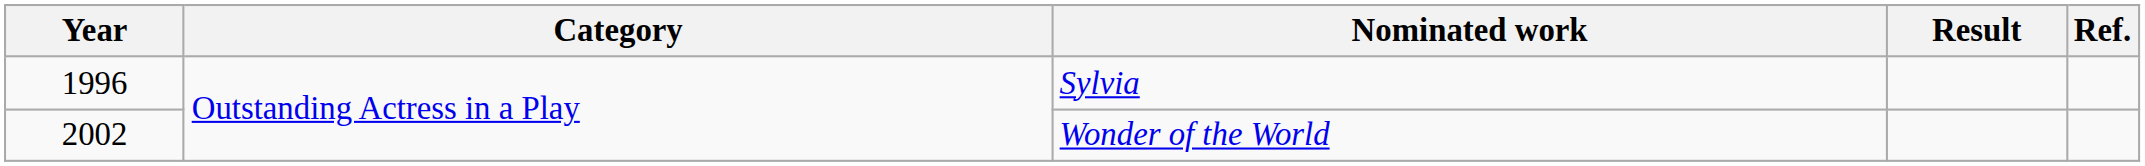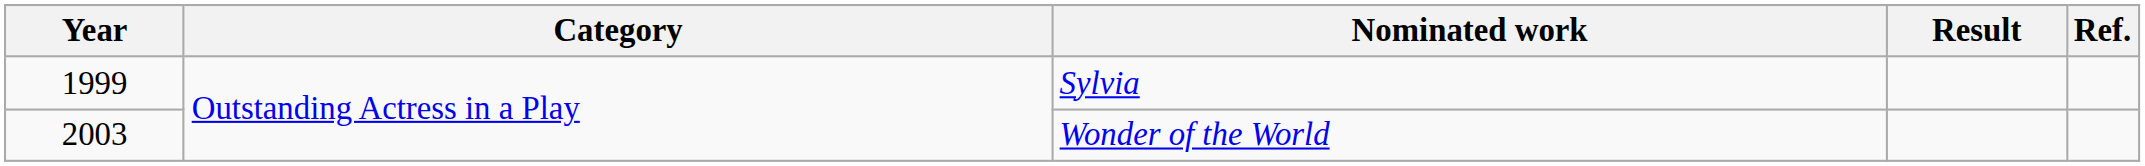(95, 82) 1996 -> (95, 82) 1999
(95, 134) 2002 -> (95, 134) 2003
